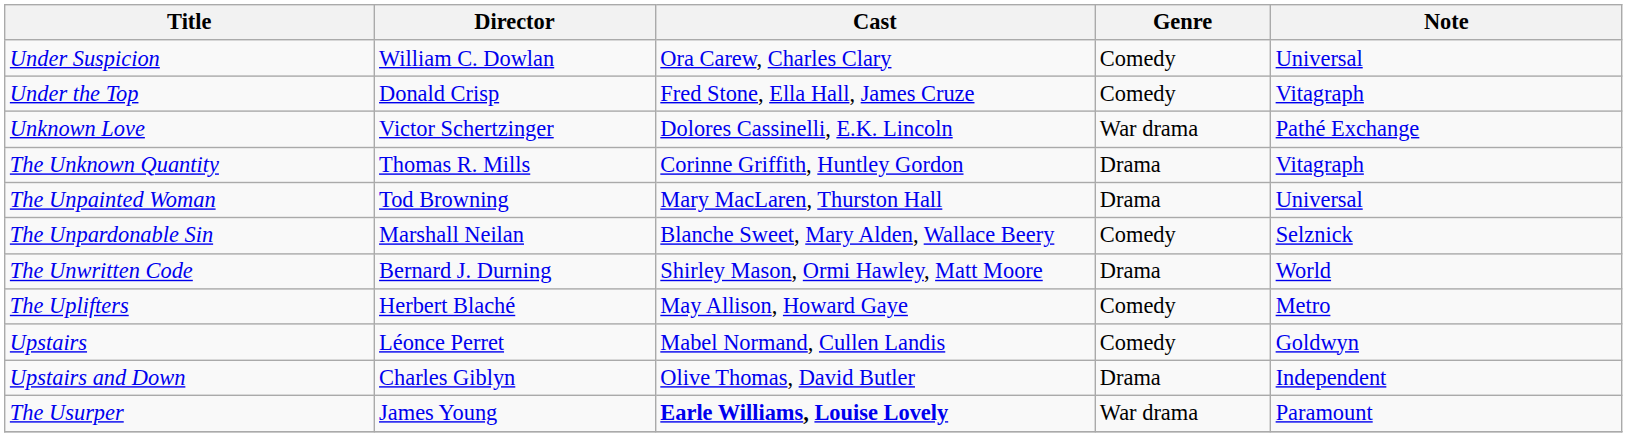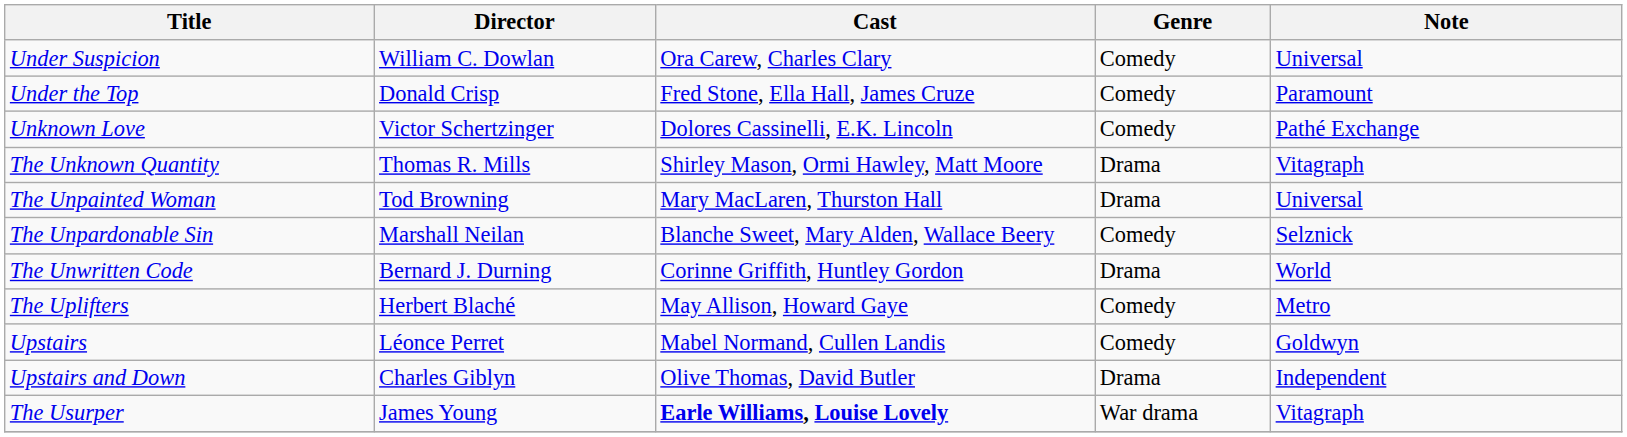(1320, 93) Vitagraph -> (1324, 93) Paramount
(1149, 128) War drama -> (1138, 128) Comedy
(812, 164) Corinne Griffith, Huntley Gordon -> (852, 164) Shirley Mason, Ormi Hawley, Matt Moore
(852, 270) Shirley Mason, Ormi Hawley, Matt Moore -> (812, 270) Corinne Griffith, Huntley Gordon
(1324, 413) Paramount -> (1320, 413) Vitagraph
